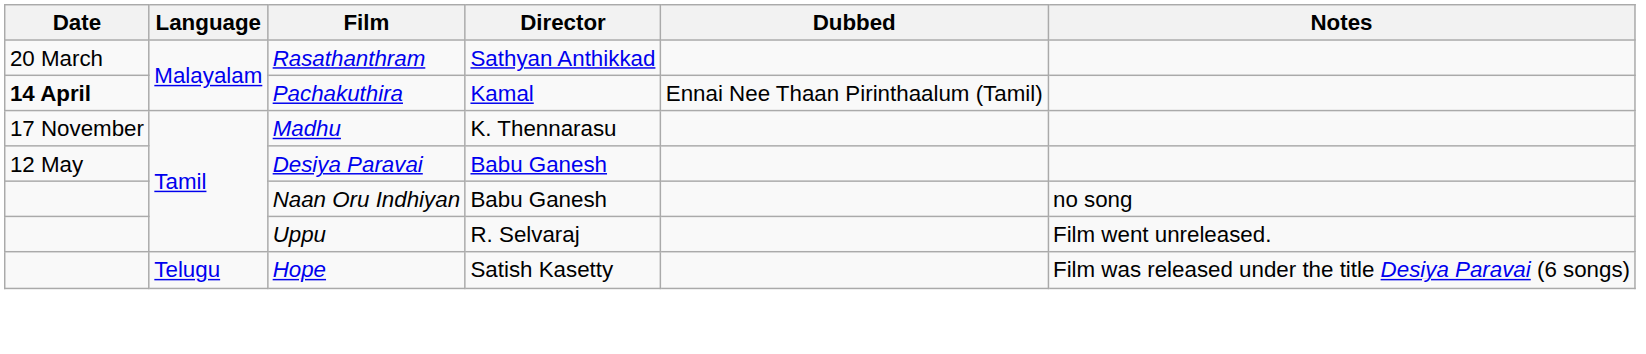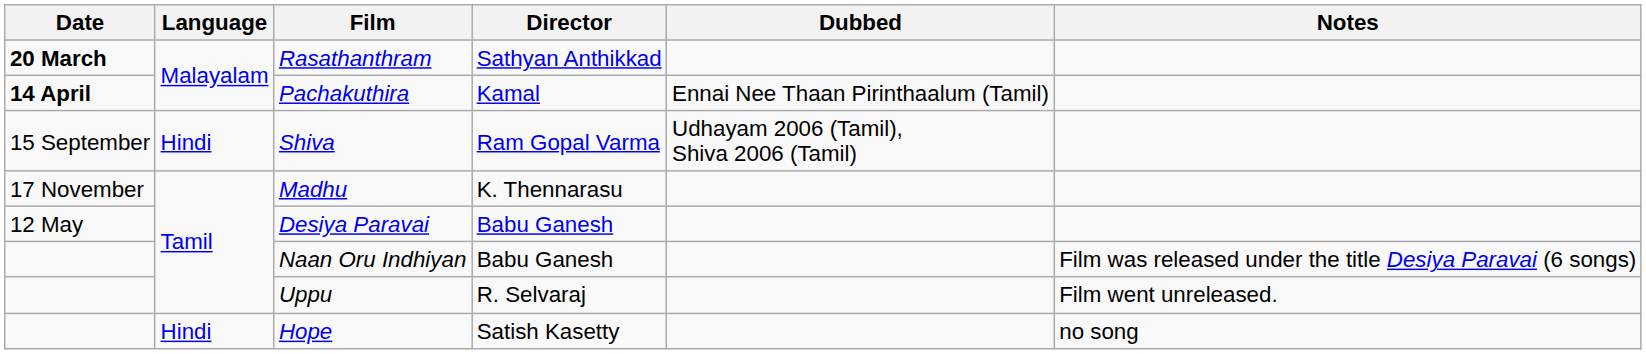(56, 58) normal -> (58, 58) bold
+ row: (307, 141)
(1093, 199) no song -> (1348, 260) Film was released under the title Desiya Paravai (6 songs)
(187, 270) Telugu -> (186, 331) Hindi
(1342, 270) Film was released under the title Desiya Paravai (6 songs) -> (1099, 331) no song
